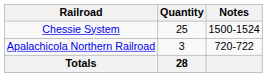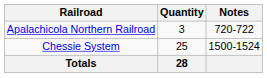rows swapped: (81, 30) <-> (81, 47)
